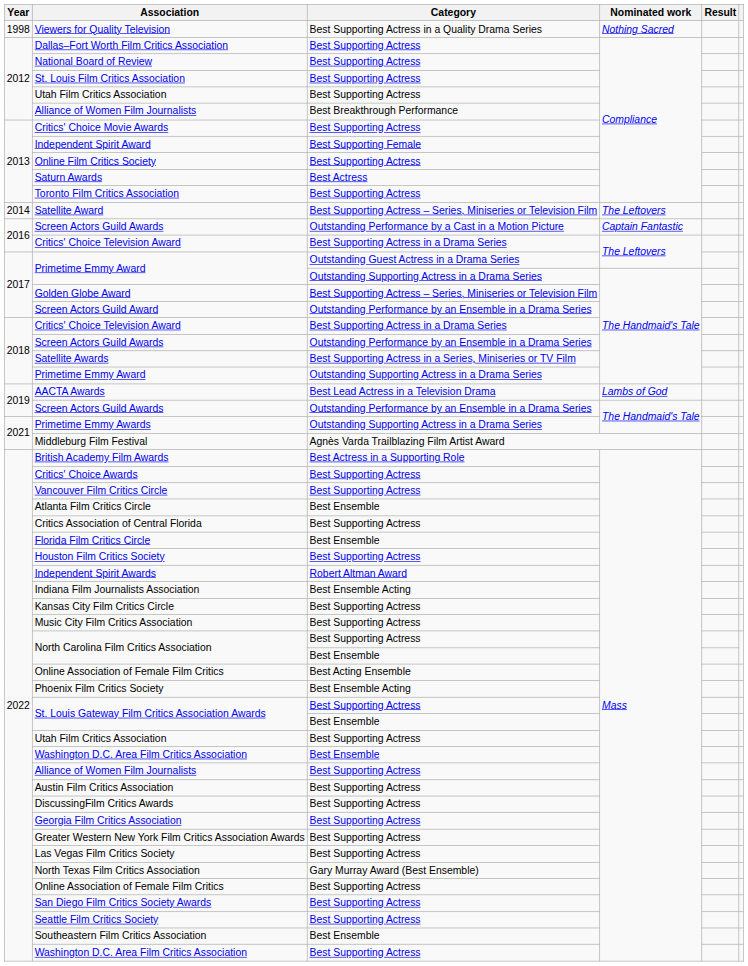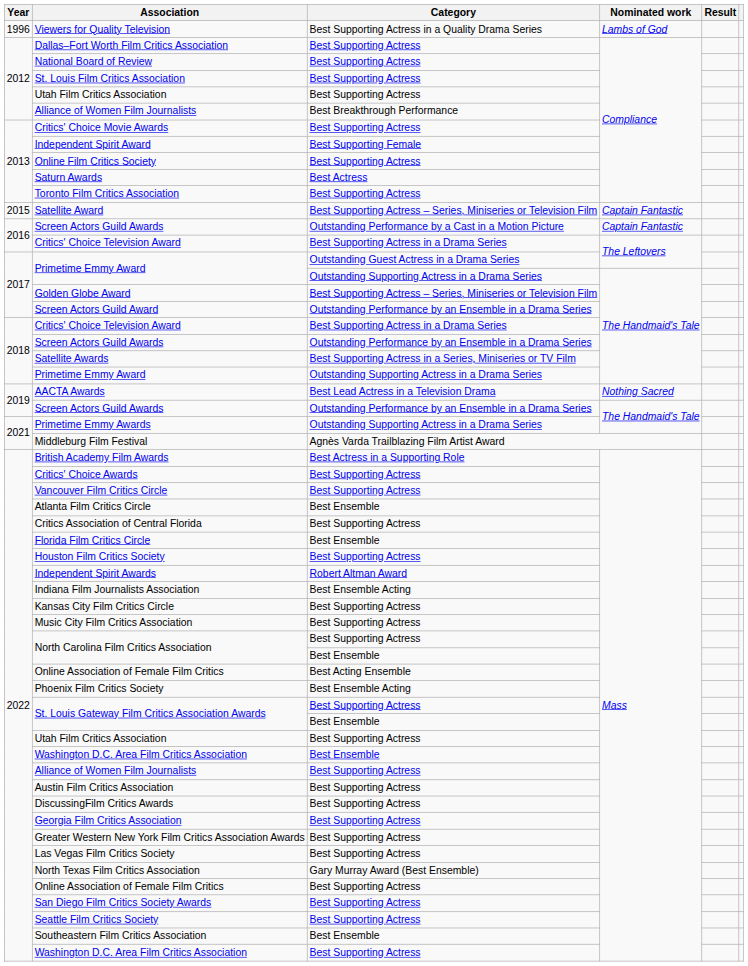(18, 29) 1998 -> (18, 29) 1996
(638, 29) Nothing Sacred -> (635, 29) Lambs of God
(18, 210) 2014 -> (18, 210) 2015
(634, 210) The Leftovers -> (642, 210) Captain Fantastic
(635, 392) Lambs of God -> (638, 392) Nothing Sacred
